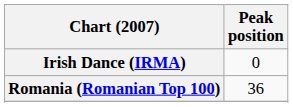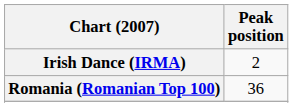(256, 62) 0 -> (256, 62) 2
